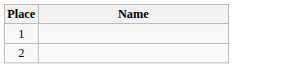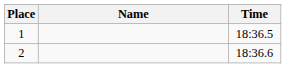+ column: (255, 14)
